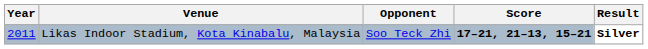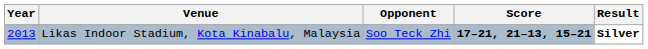(22, 34) 2011 -> (22, 34) 2013
